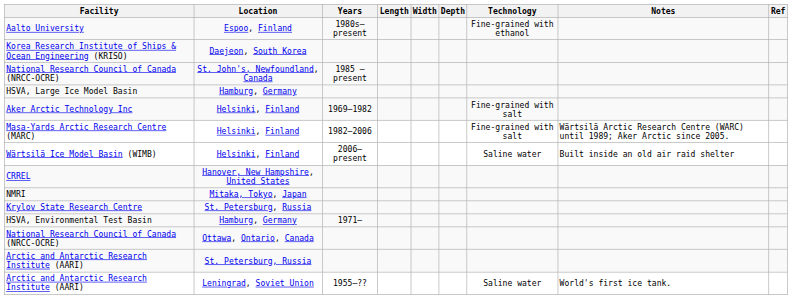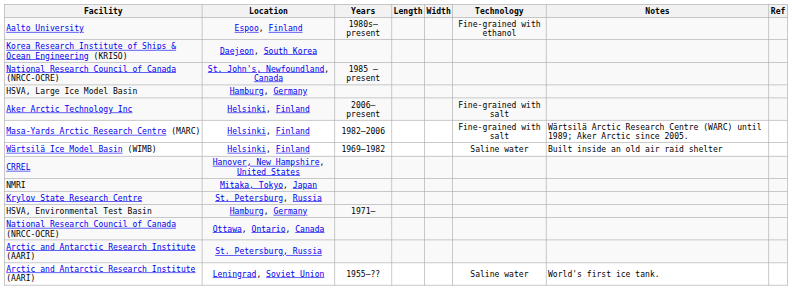- column: (453, 11)
(350, 109) 1969–1982 -> (363, 109) 2006–present
(350, 154) 2006–present -> (363, 149) 1969–1982
